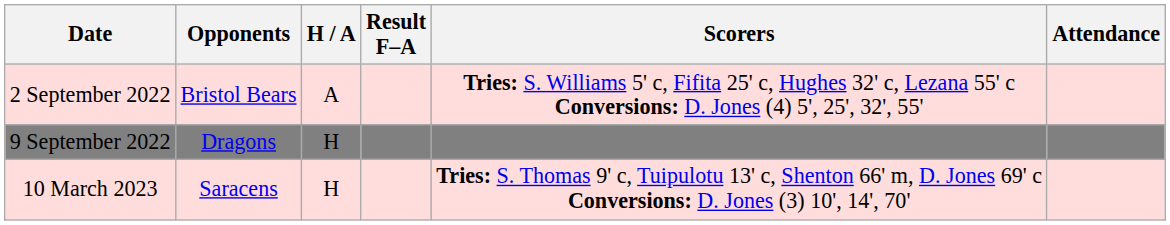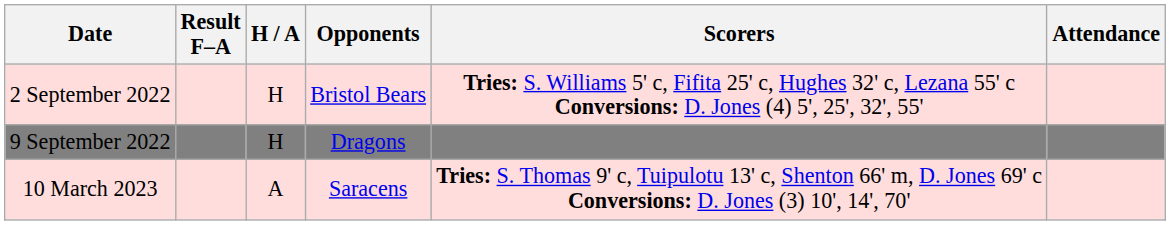columns swapped: (239, 34) <-> (396, 34)
(331, 94) A -> (275, 94) H
(331, 189) H -> (275, 189) A
